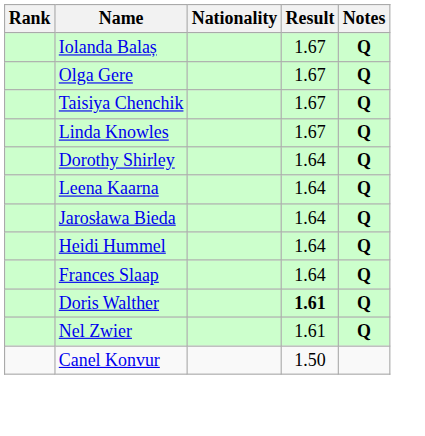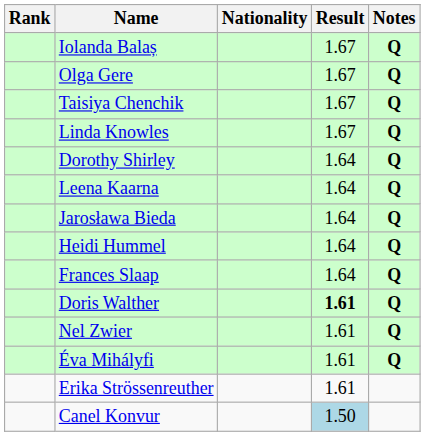+ row: (106, 359)
+ row: (136, 388)
(310, 359) no background -> (340, 416) lightblue background
